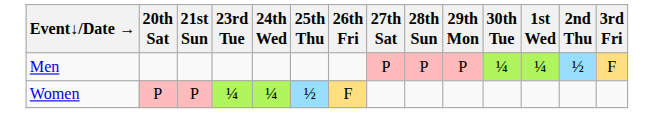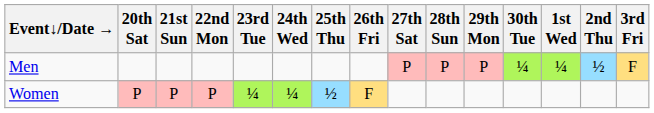+ column: (212, 29)
